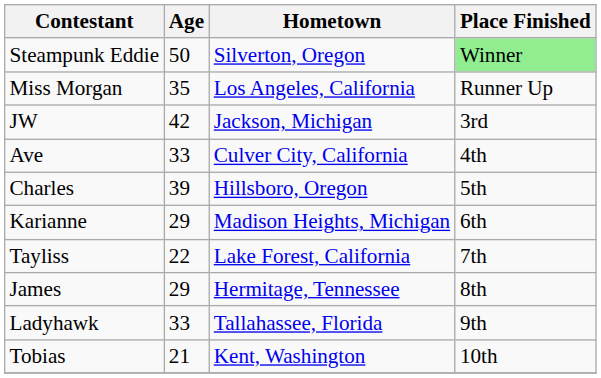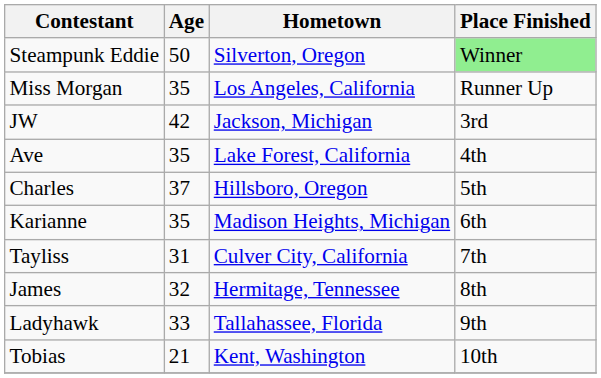(179, 155) 33 -> (179, 155) 35
(311, 155) Culver City, California -> (312, 155) Lake Forest, California
(179, 188) 39 -> (179, 188) 37
(179, 222) 29 -> (179, 222) 35
(179, 255) 22 -> (179, 255) 31
(312, 255) Lake Forest, California -> (311, 255) Culver City, California
(179, 289) 29 -> (179, 289) 32
